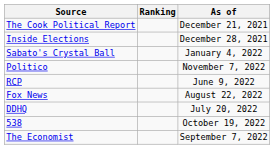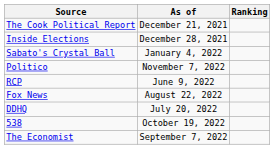columns swapped: (158, 11) <-> (224, 11)
